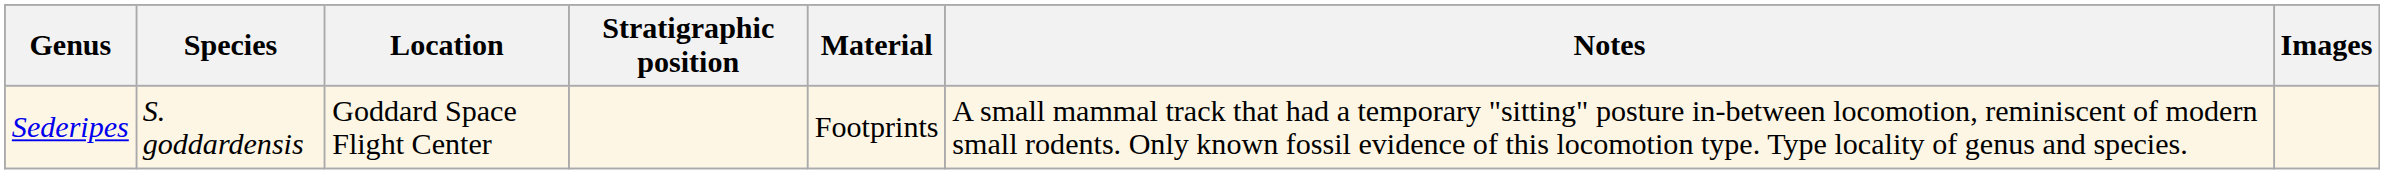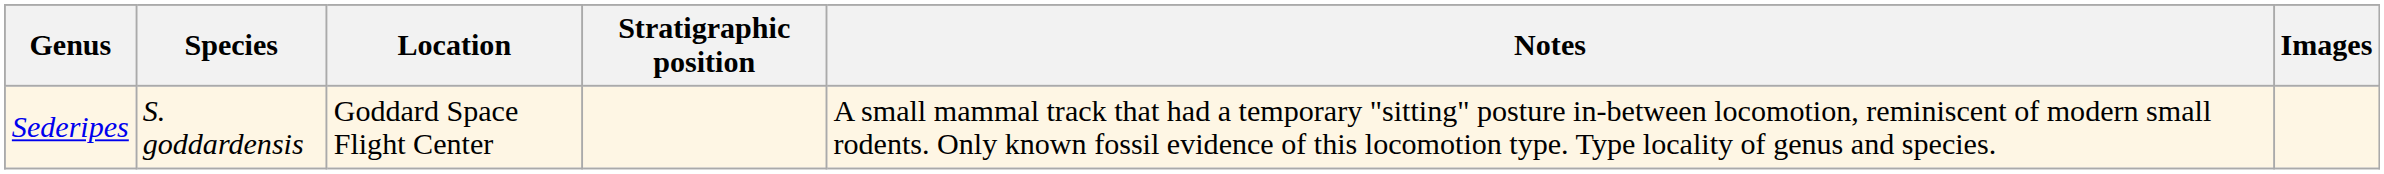- column: (877, 45)
